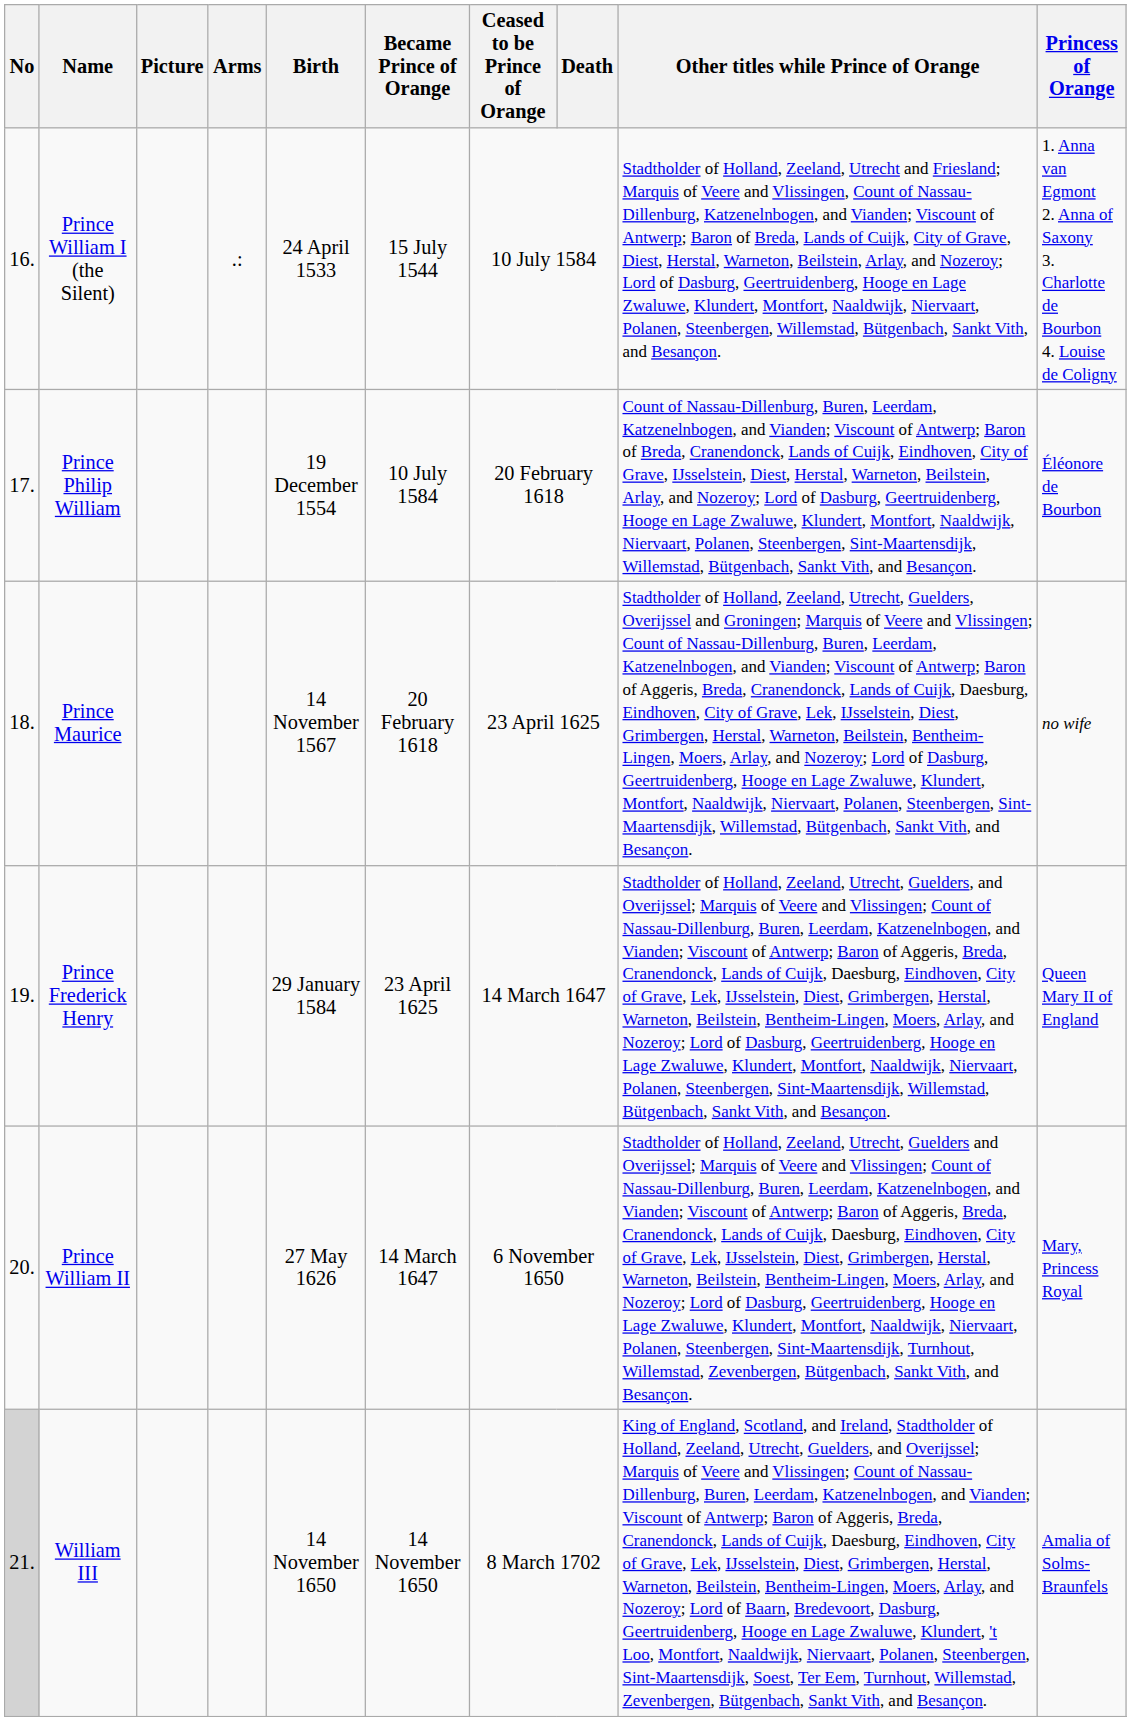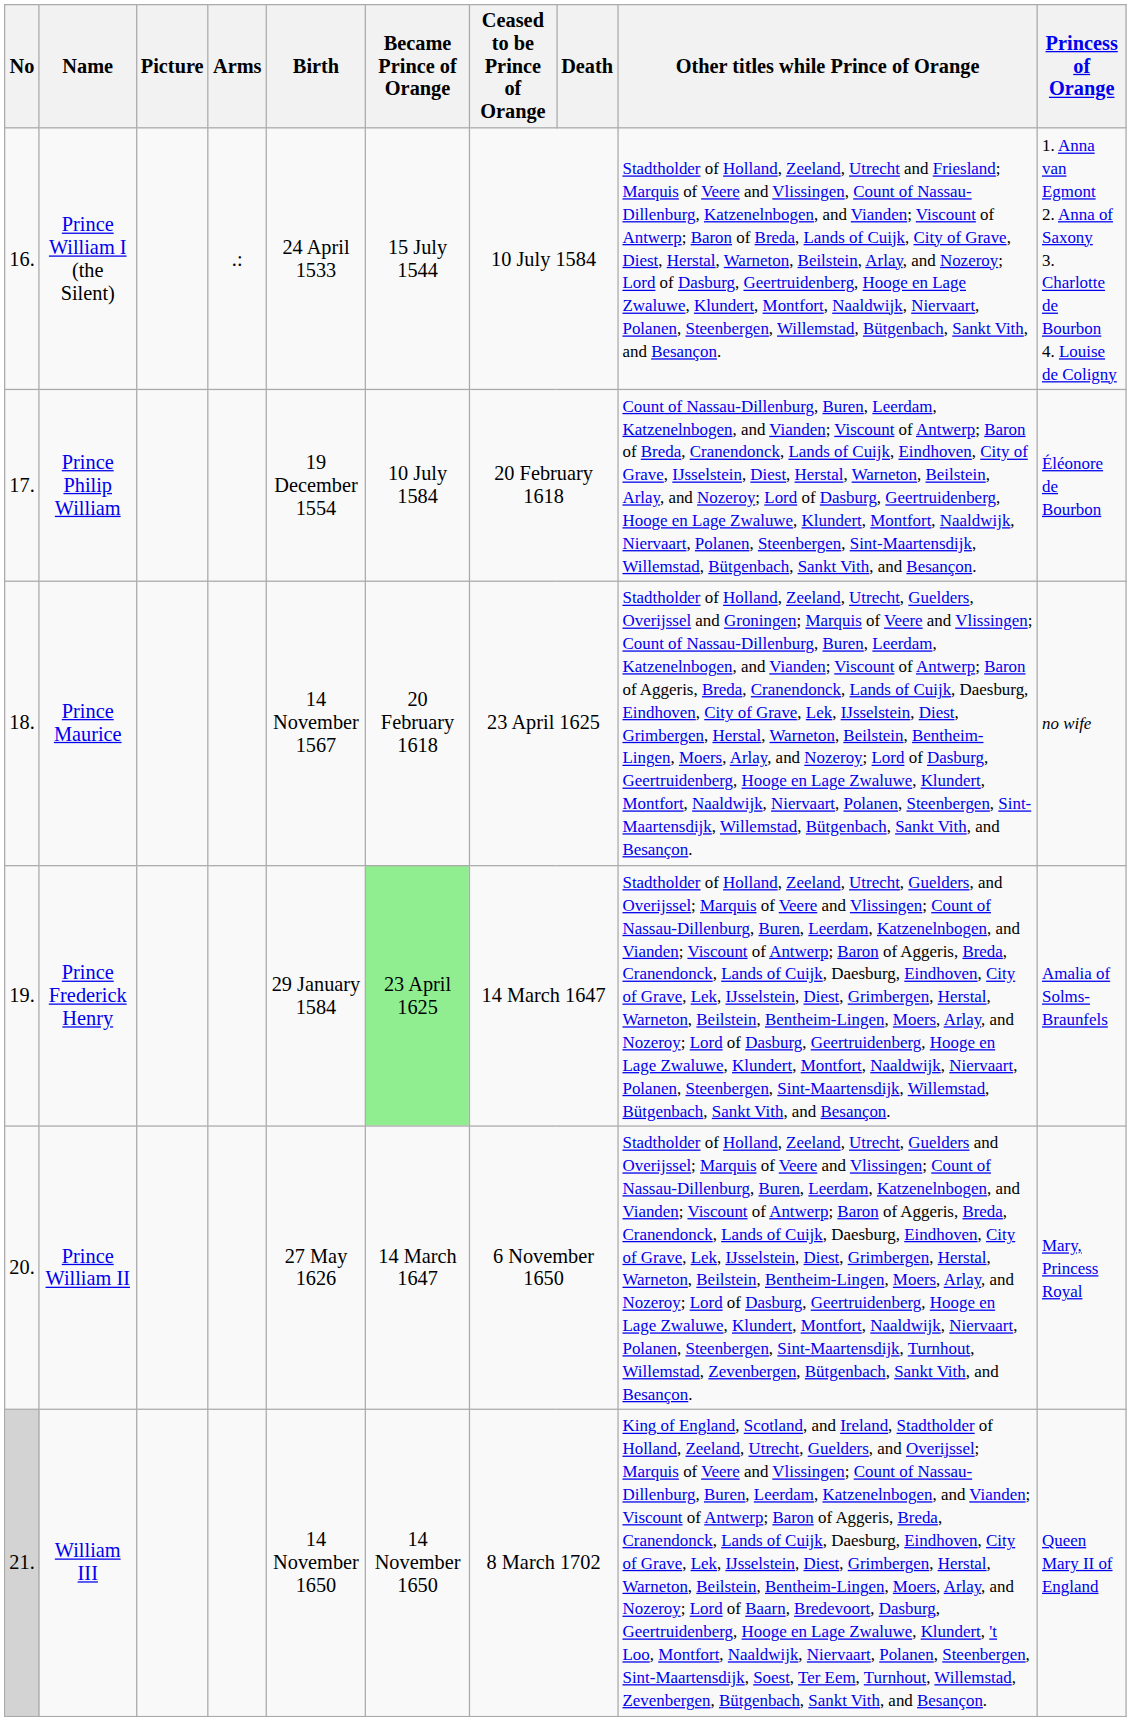(418, 995) no background -> (418, 995) lightgreen background
(1077, 996) Queen Mary II of England -> (1076, 996) Amalia of Solms-Braunfels
(1076, 1563) Amalia of Solms-Braunfels -> (1077, 1563) Queen Mary II of England
